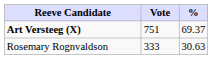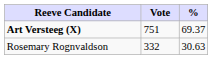(152, 46) 333 -> (152, 46) 332
